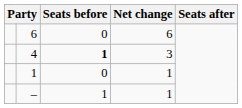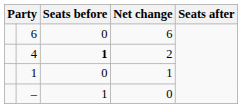(169, 53) 3 -> (169, 53) 2
(169, 93) 1 -> (169, 93) 0
